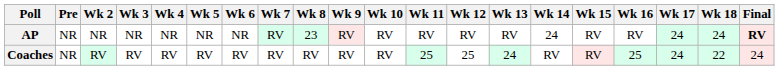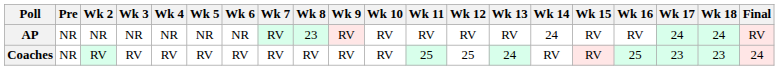(757, 34) bold -> (757, 34) normal
(677, 55) 24 -> (677, 55) 23
(719, 55) 22 -> (719, 55) 23
